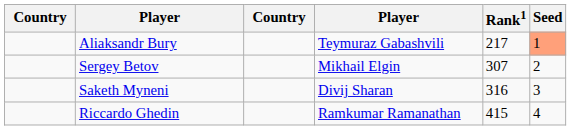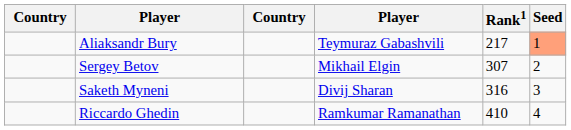(497, 113) 415 -> (497, 113) 410
